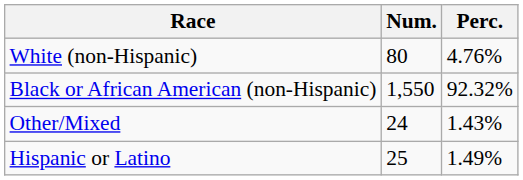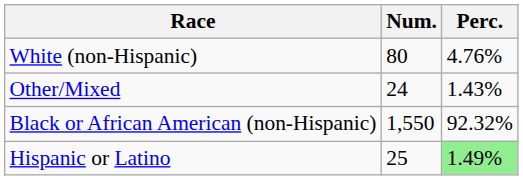rows swapped: (193, 89) <-> (65, 123)
(474, 157) no background -> (474, 157) lightgreen background
